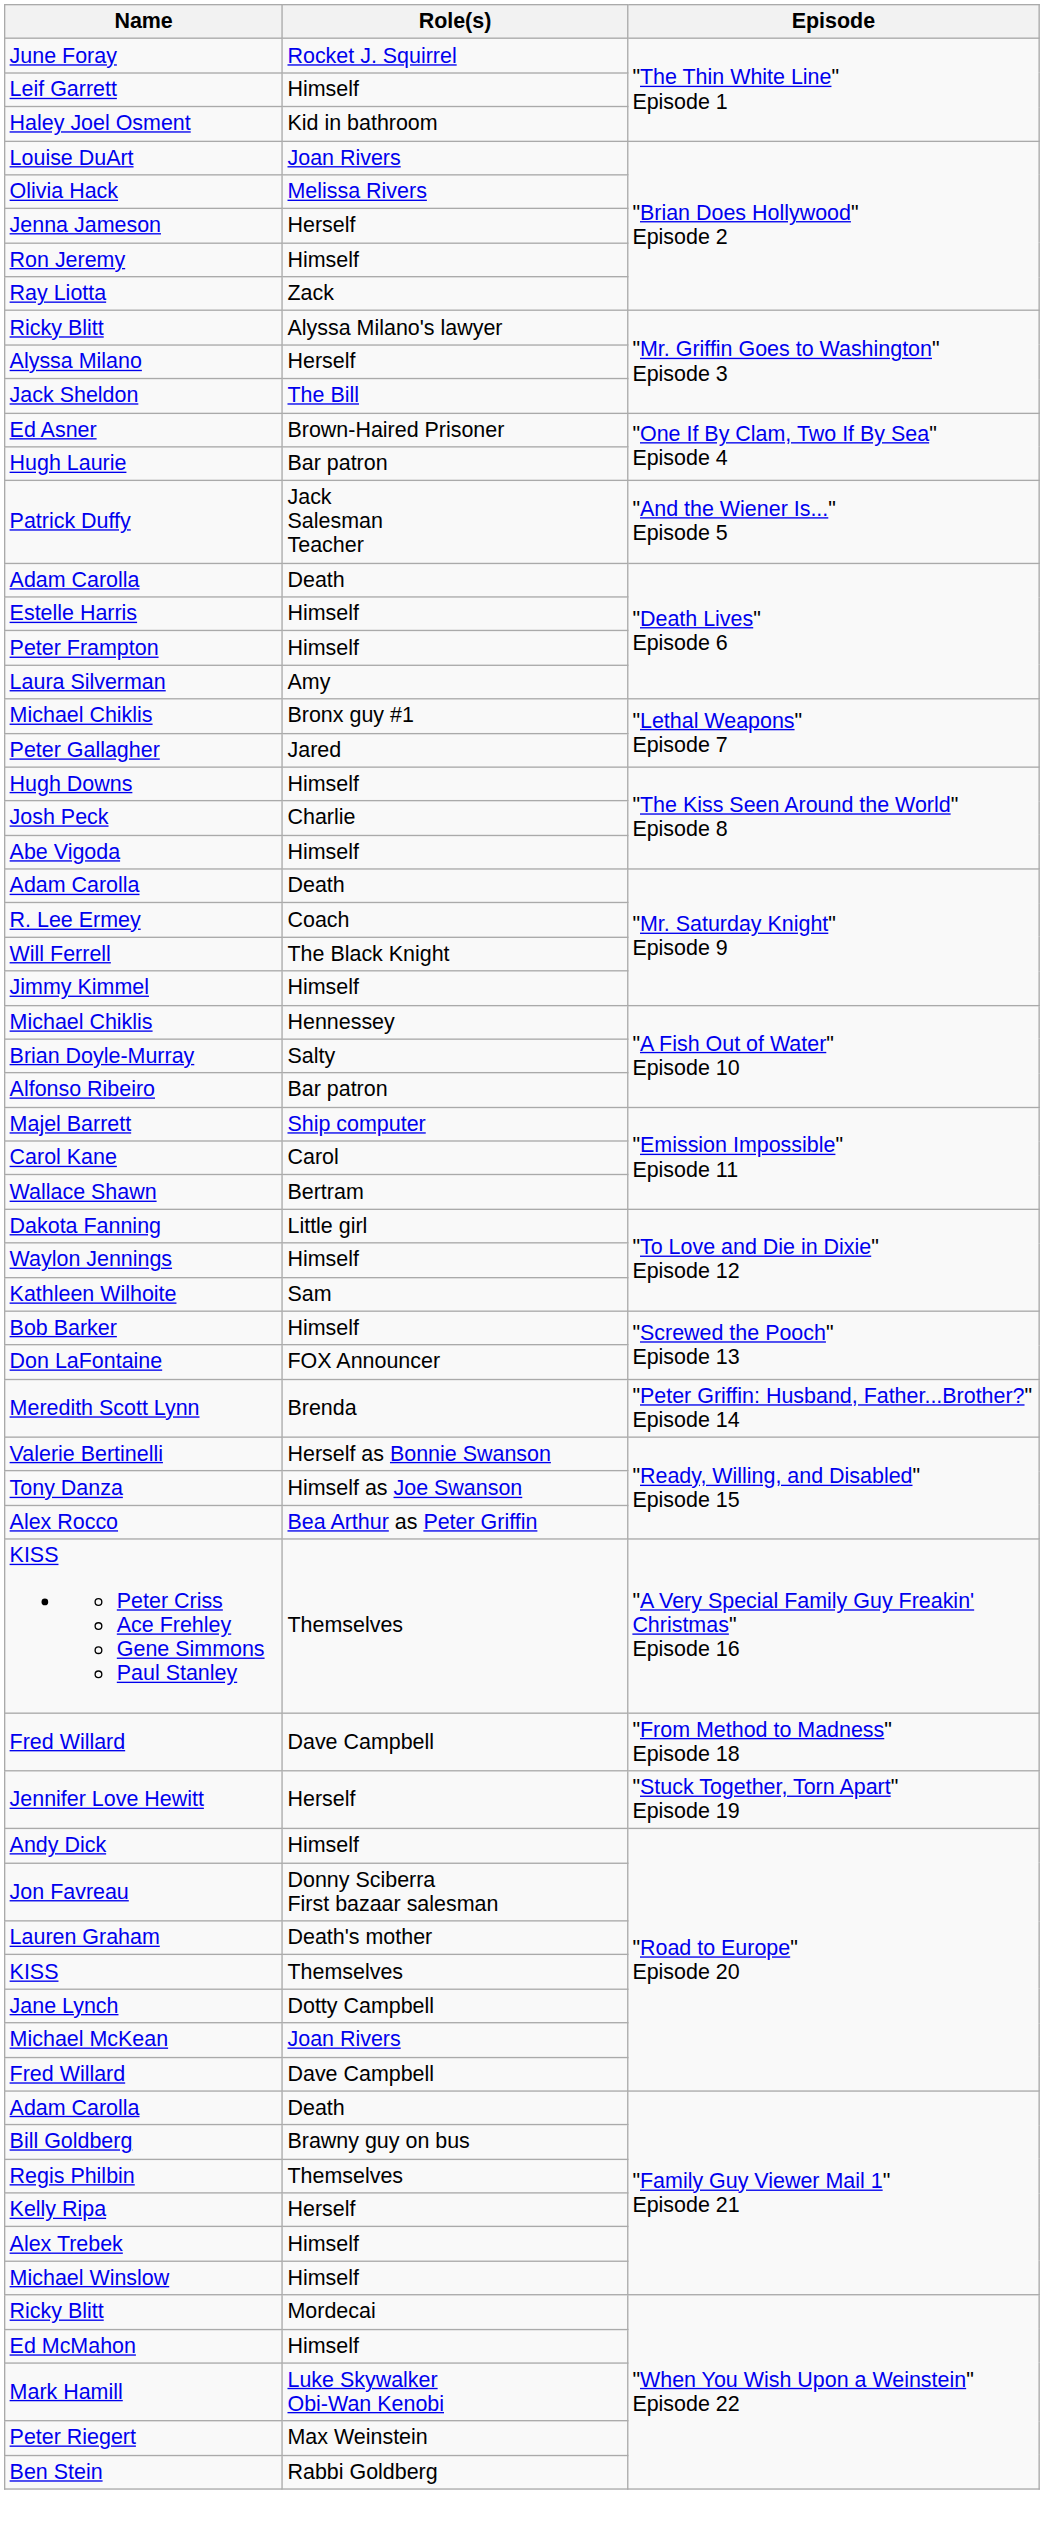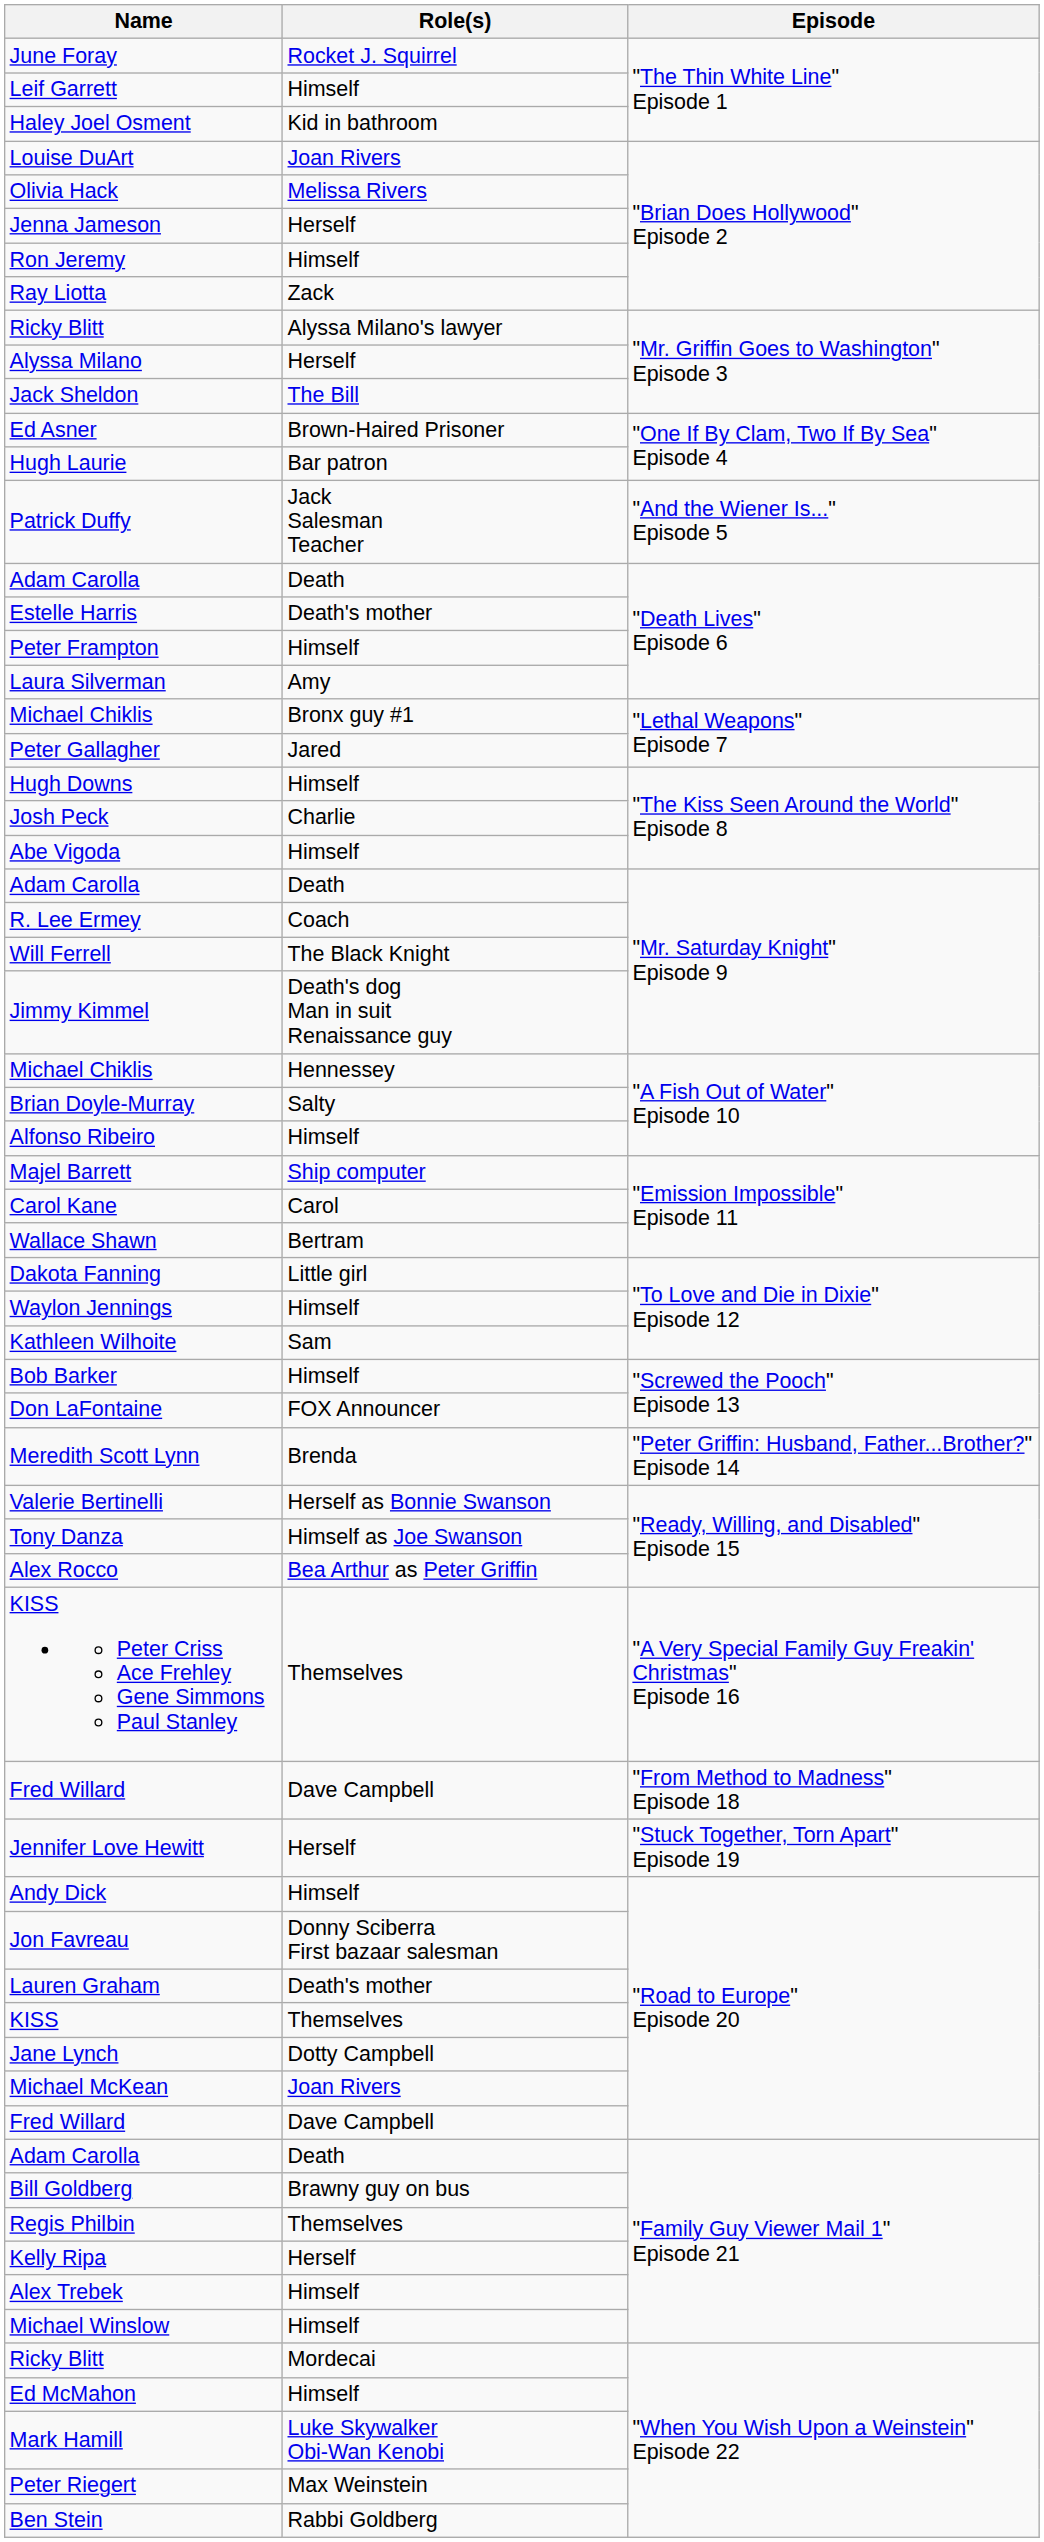(323, 613) Himself -> (360, 613) Death's mother
(323, 987) Himself -> (370, 1011) Death's dog Man in suit Renaissance guy
(338, 1089) Bar patron -> (323, 1138) Himself
